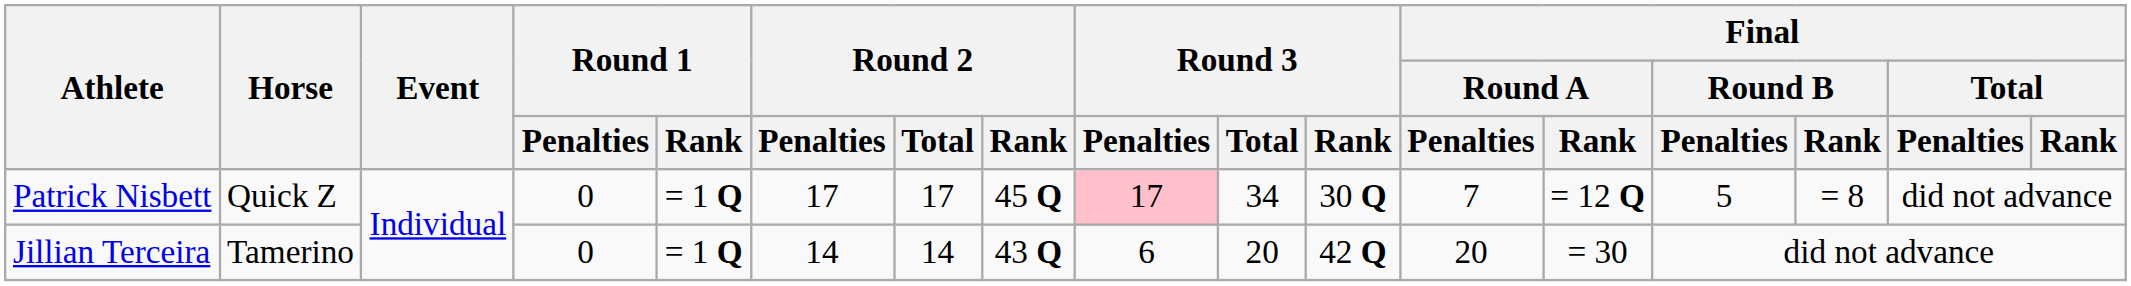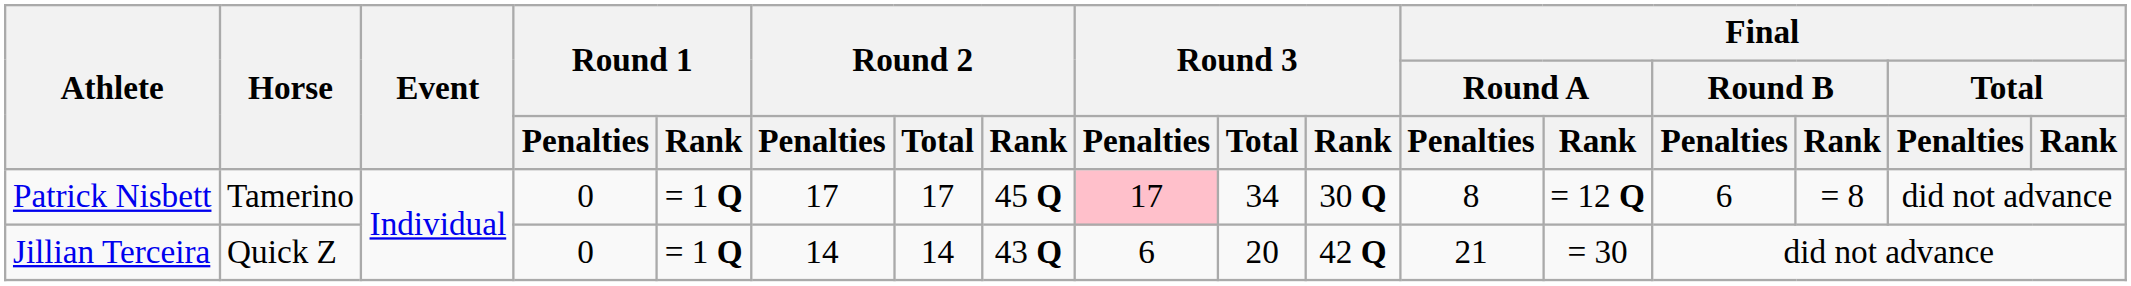(282, 196) Quick Z -> (291, 196) Tamerino
(1471, 196) 7 -> (1471, 196) 8
(1724, 196) 5 -> (1724, 196) 6
(291, 251) Tamerino -> (282, 251) Quick Z
(1471, 251) 20 -> (1471, 251) 21
